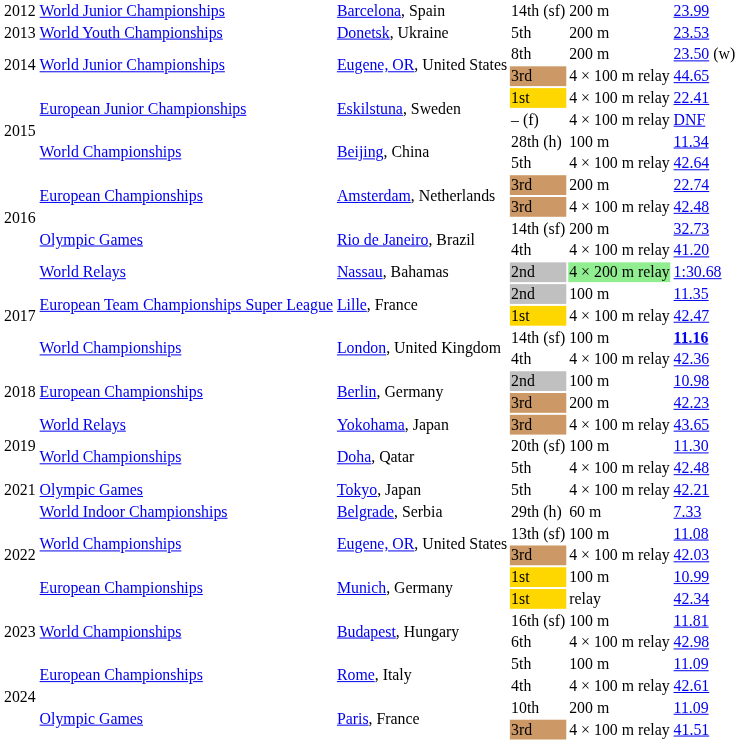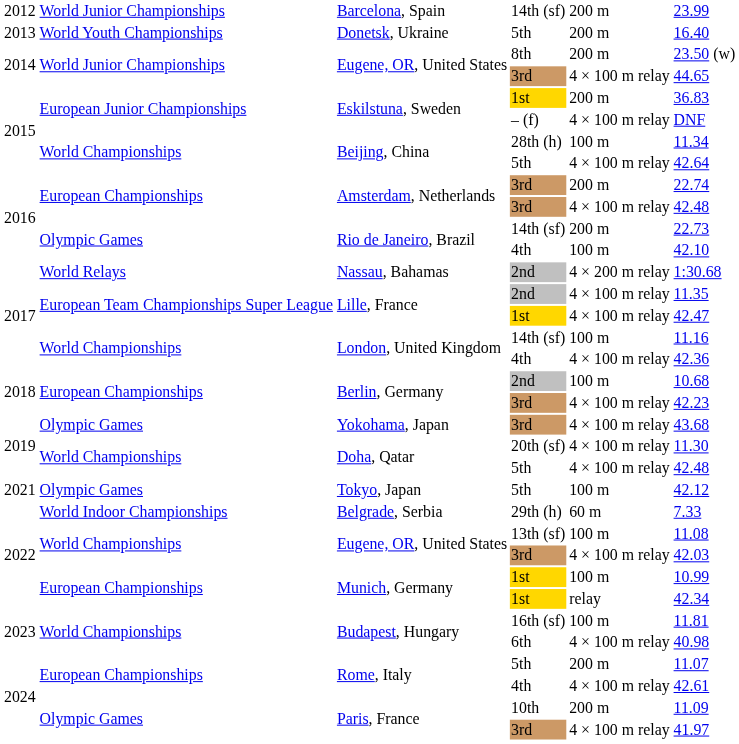(691, 32) 23.53 -> (691, 32) 16.40
(619, 98) 4 × 100 m relay -> (589, 98) 200 m
(691, 98) 22.41 -> (691, 98) 36.83
(691, 228) 32.73 -> (691, 228) 22.73
(619, 250) 4 × 100 m relay -> (589, 250) 100 m
(691, 250) 41.20 -> (691, 250) 42.10
(619, 272) lightgreen background -> (619, 272) no background
(589, 294) 100 m -> (619, 294) 4 × 100 m relay
(691, 337) bold -> (691, 337) normal
(691, 381) 10.98 -> (691, 381) 10.68
(589, 402) 200 m -> (619, 402) 4 × 100 m relay
(83, 424) World Relays -> (91, 424) Olympic Games
(691, 424) 43.65 -> (691, 424) 43.68
(589, 446) 100 m -> (619, 446) 4 × 100 m relay
(619, 490) 4 × 100 m relay -> (589, 490) 100 m
(691, 490) 42.21 -> (691, 490) 42.12
(691, 642) 42.98 -> (691, 642) 40.98
(589, 664) 100 m -> (589, 664) 200 m
(691, 664) 11.09 -> (691, 664) 11.07
(691, 729) 41.51 -> (691, 729) 41.97
